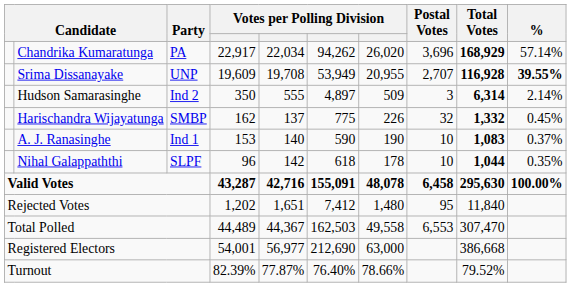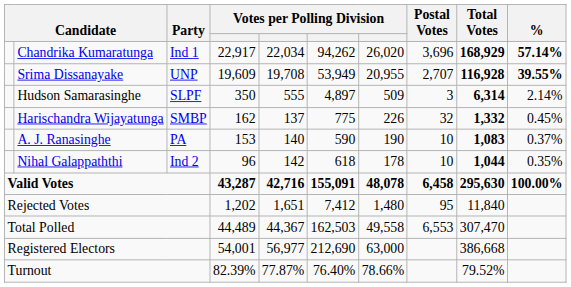(178, 52) PA -> (184, 52) Ind 1
(541, 52) normal -> (540, 52) bold
(184, 96) Ind 2 -> (186, 96) SLPF
(184, 140) Ind 1 -> (178, 140) PA
(186, 161) SLPF -> (184, 161) Ind 2
